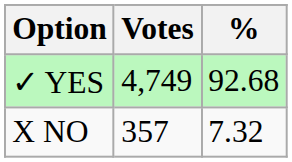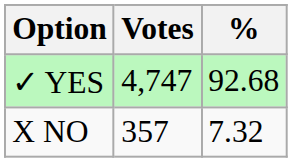(157, 80) 4,749 -> (157, 80) 4,747
